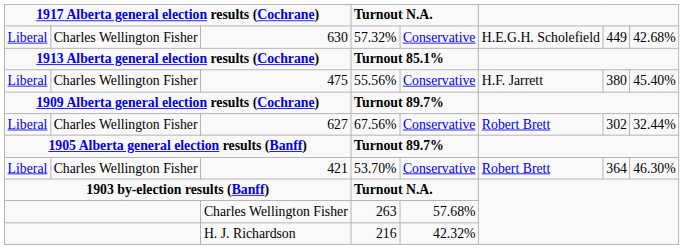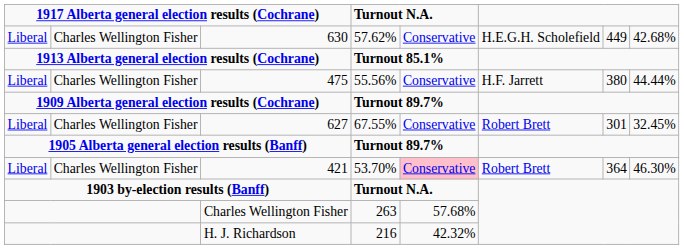(375, 37) 57.32% -> (375, 37) 57.62%
(654, 80) 45.40% -> (654, 80) 44.44%
(375, 124) 67.56% -> (375, 124) 67.55%
(617, 124) 302 -> (617, 124) 301
(654, 124) 32.44% -> (654, 124) 32.45%
(439, 168) no background -> (439, 168) pink background
